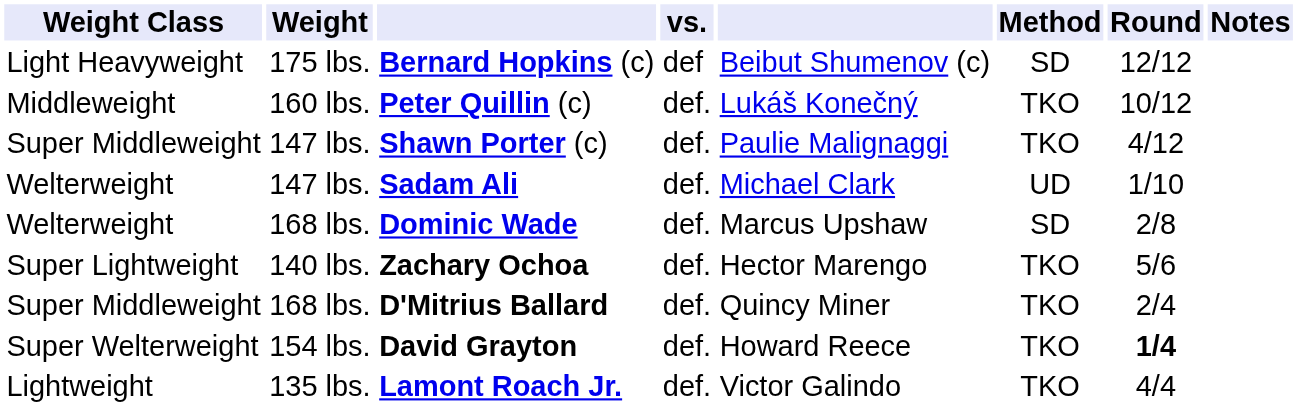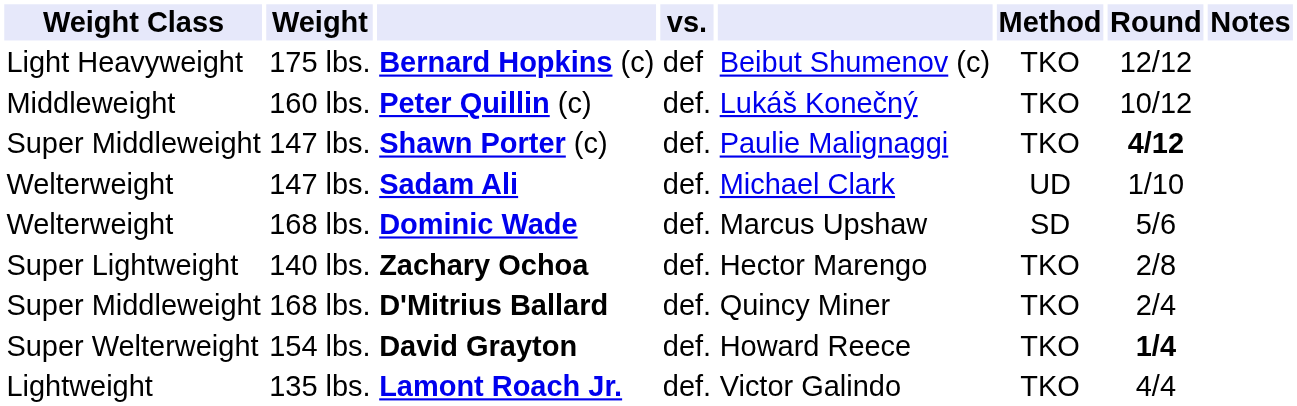(1050, 63) SD -> (1050, 63) TKO
(1156, 144) normal -> (1156, 144) bold
(1156, 225) 2/8 -> (1156, 225) 5/6
(1156, 265) 5/6 -> (1156, 265) 2/8
